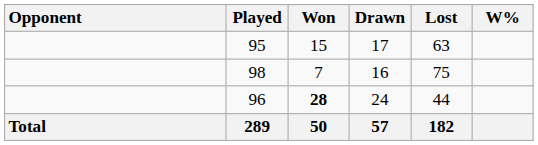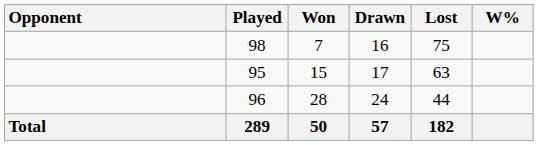rows swapped: (257, 72) <-> (257, 45)
(319, 99) bold -> (319, 99) normal
